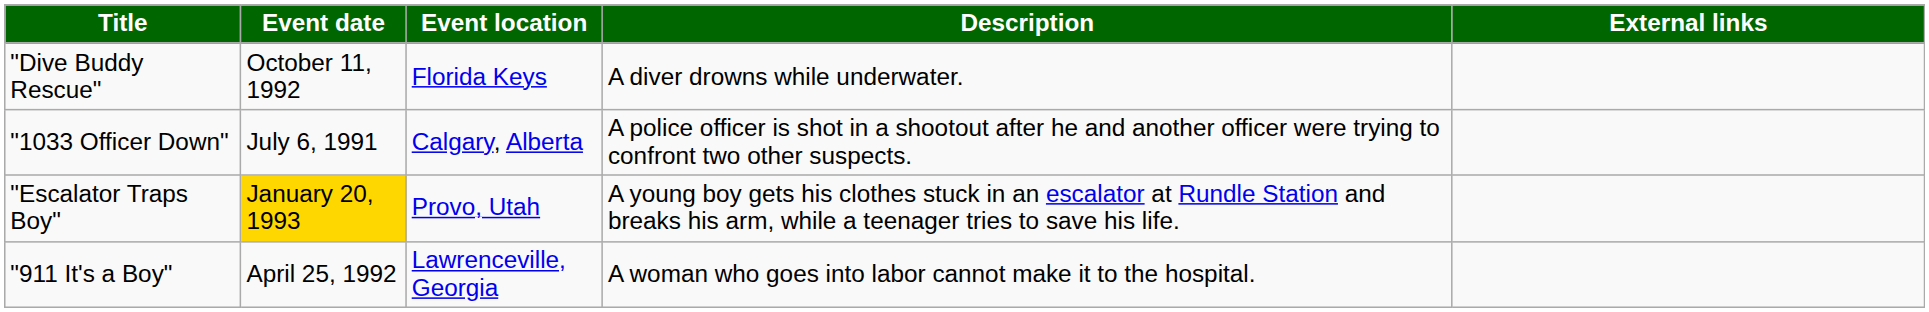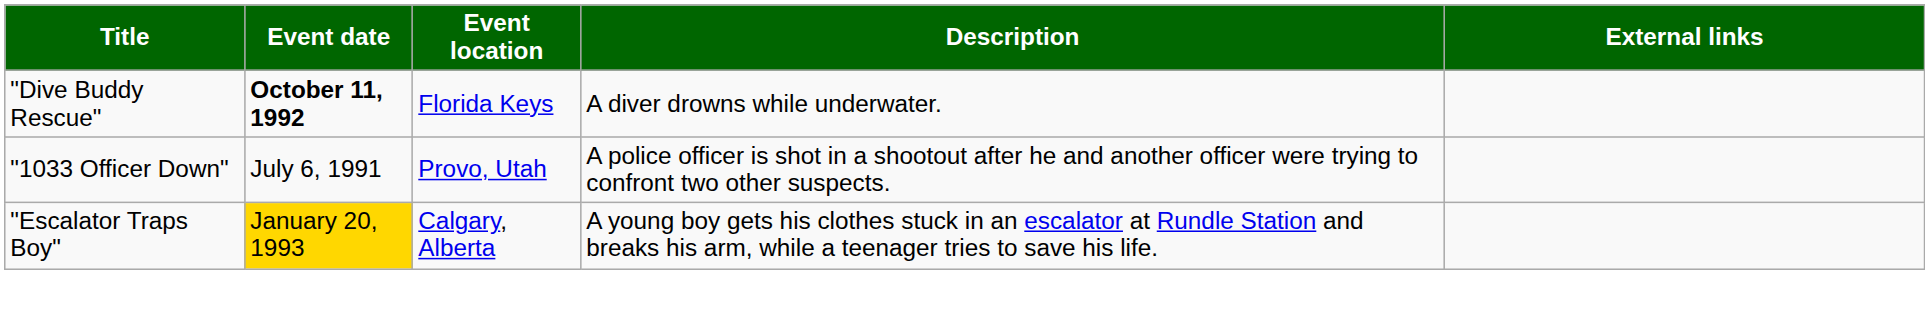(309, 76) normal -> (317, 103) bold
(497, 141) Calgary, Alberta -> (483, 169) Provo, Utah
(476, 207) Provo, Utah -> (463, 235) Calgary, Alberta
- row: (91, 273)
